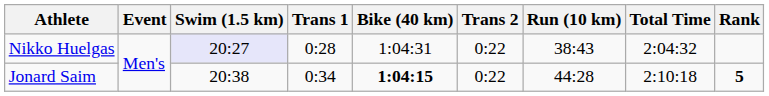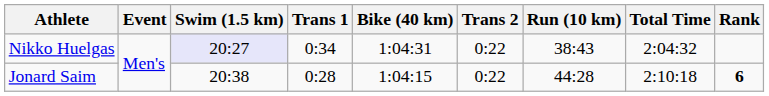(320, 48) 0:28 -> (320, 48) 0:34
(320, 77) 0:34 -> (320, 77) 0:28
(405, 77) bold -> (405, 77) normal
(739, 77) 5 -> (739, 77) 6
